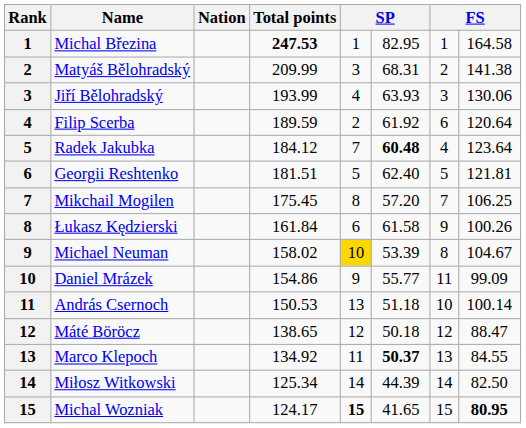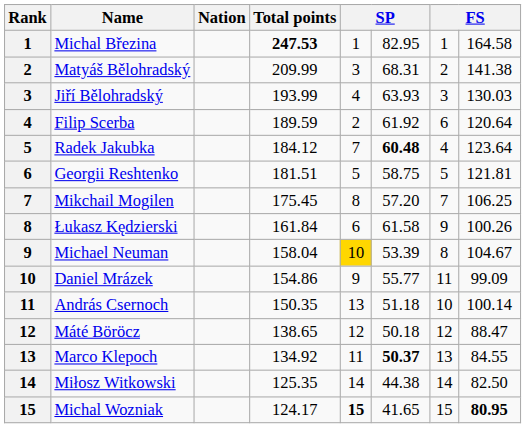(489, 95) 130.06 -> (489, 95) 130.03
(401, 174) 62.40 -> (401, 174) 58.75
(295, 252) 158.02 -> (295, 252) 158.04
(295, 305) 150.53 -> (295, 305) 150.35
(295, 383) 125.34 -> (295, 383) 125.35
(401, 383) 44.39 -> (401, 383) 44.38
